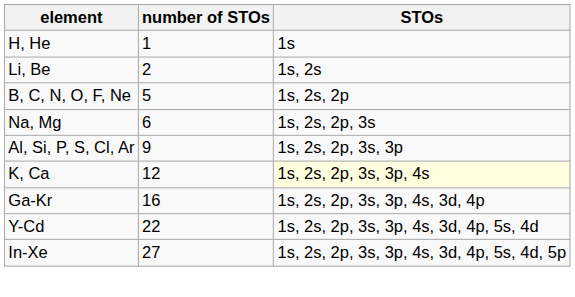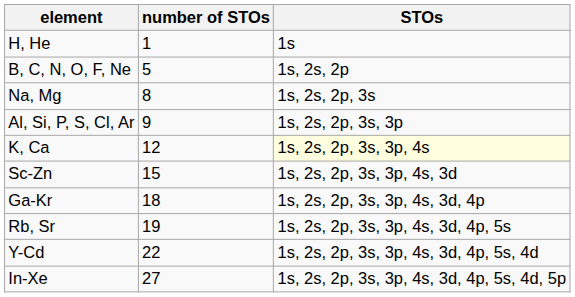- row: (29, 69)
(147, 122) 6 -> (147, 95) 8
+ row: (30, 174)
(151, 200) 16 -> (151, 200) 18
+ row: (32, 226)
